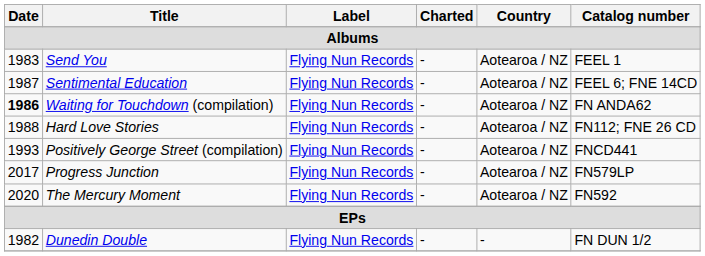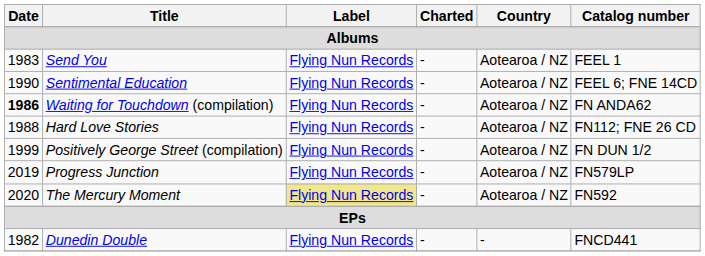(23, 83) 1987 -> (23, 83) 1990
(23, 150) 1993 -> (23, 150) 1999
(606, 150) FNCD441 -> (613, 150) FN DUN 1/2
(23, 172) 2017 -> (23, 172) 2019
(351, 195) no background -> (351, 195) khaki background
(613, 240) FN DUN 1/2 -> (606, 240) FNCD441
